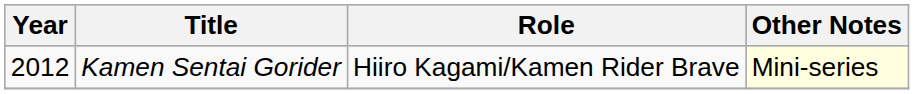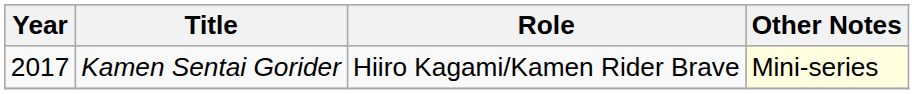(40, 66) 2012 -> (40, 66) 2017
